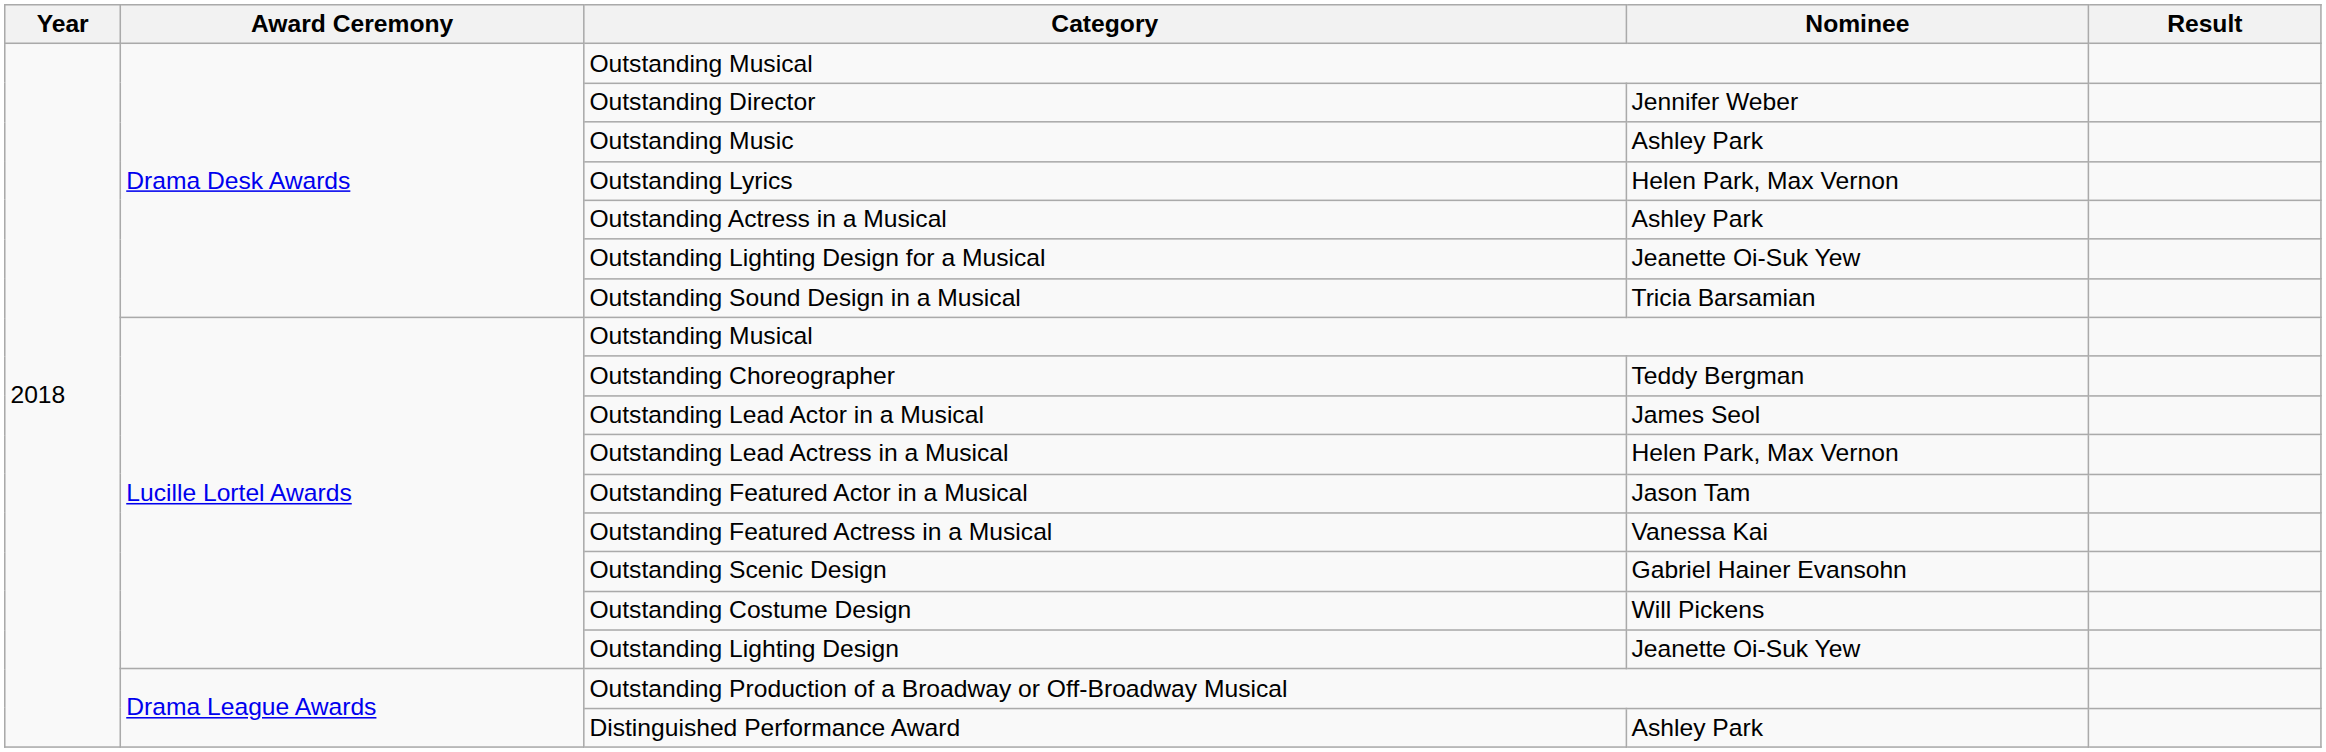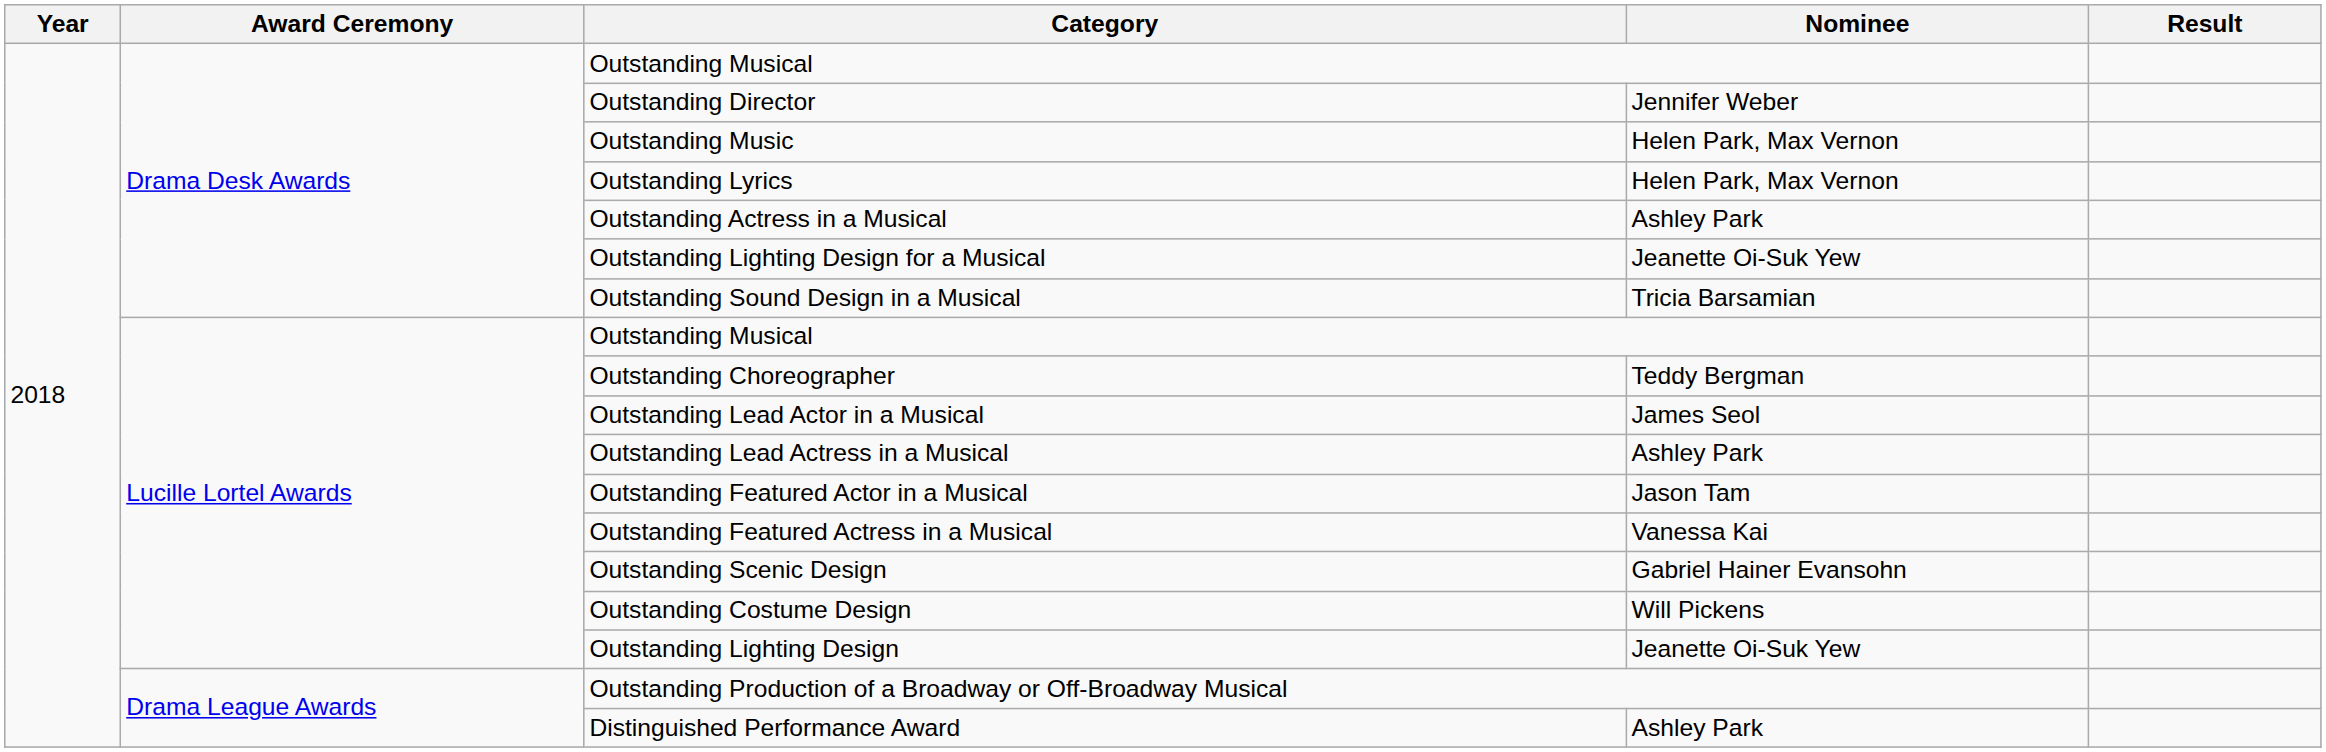(1697, 141) Ashley Park -> (1765, 141) Helen Park, Max Vernon
(1765, 453) Helen Park, Max Vernon -> (1697, 453) Ashley Park
